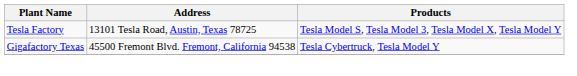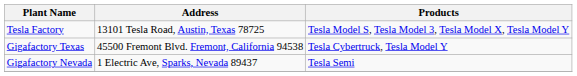+ row: (49, 63)
